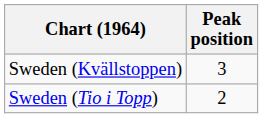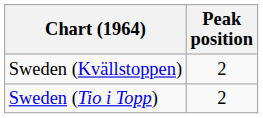(222, 68) 3 -> (222, 68) 2
